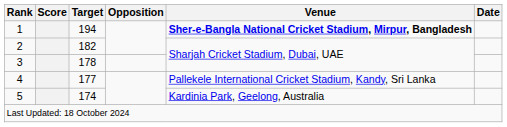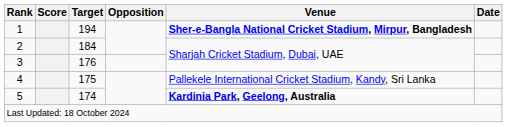(87, 46) 182 -> (87, 46) 184
(87, 63) 178 -> (87, 63) 176
(87, 79) 177 -> (87, 79) 175
(246, 96) normal -> (252, 96) bold
